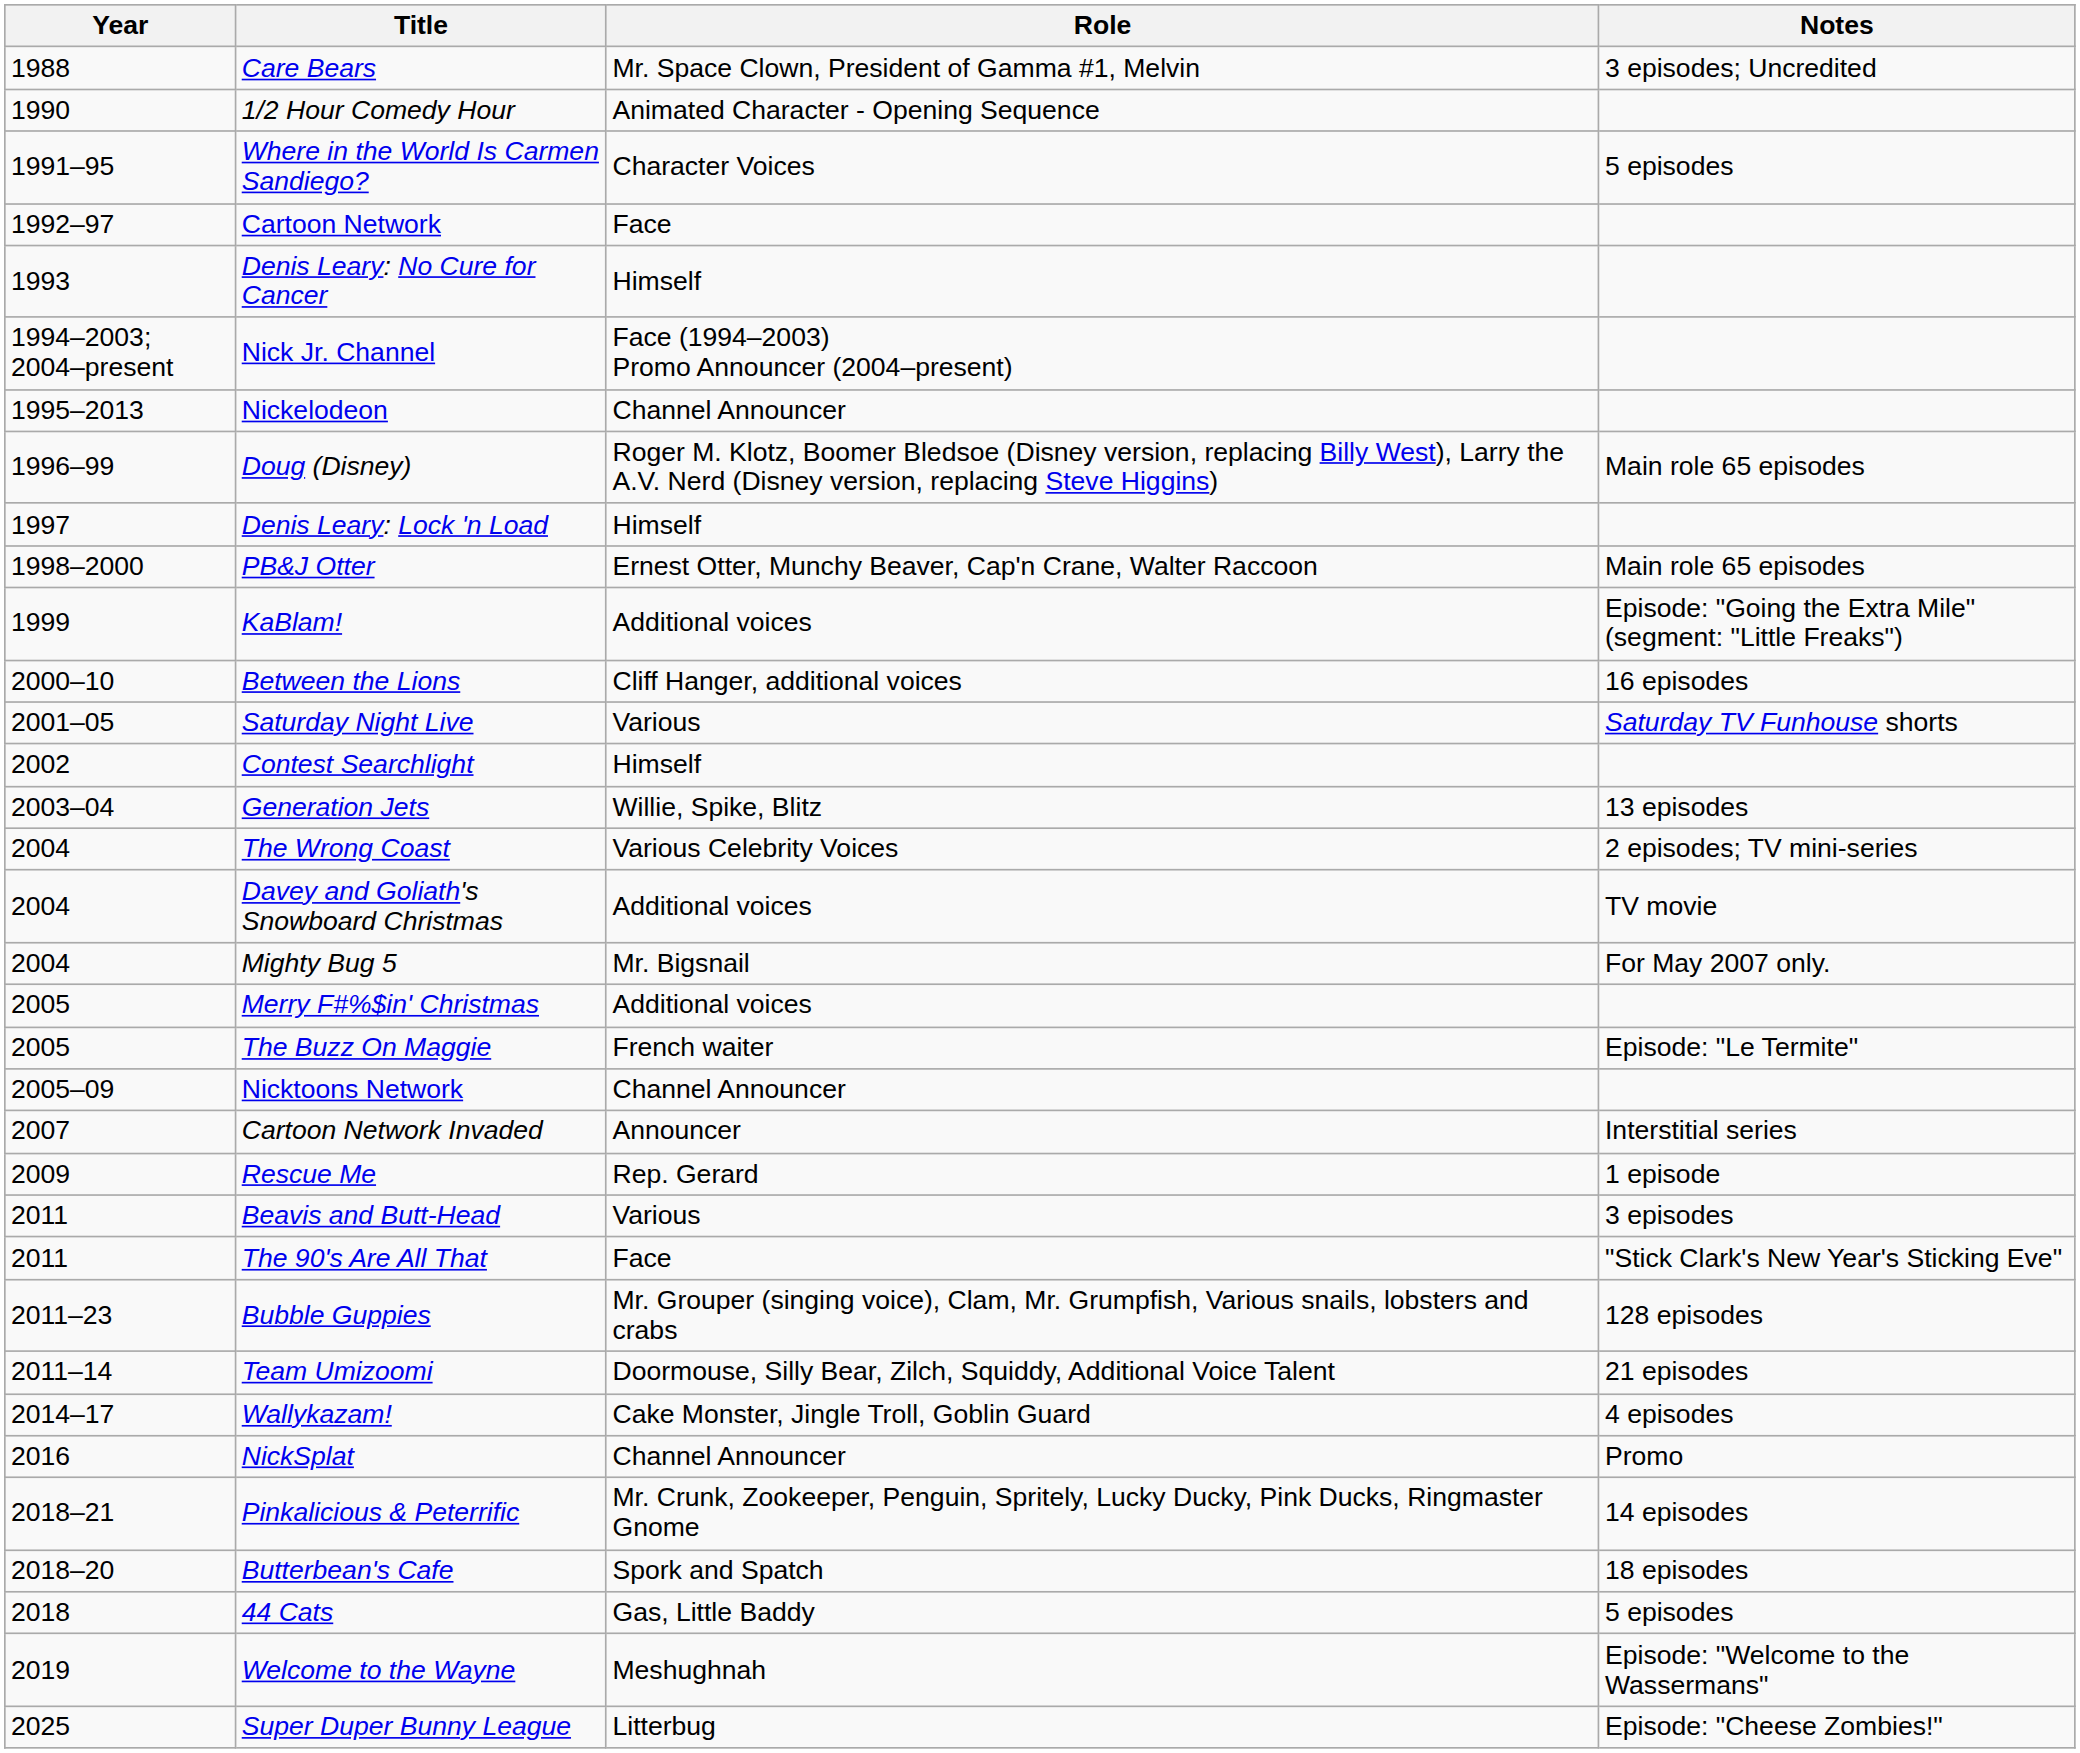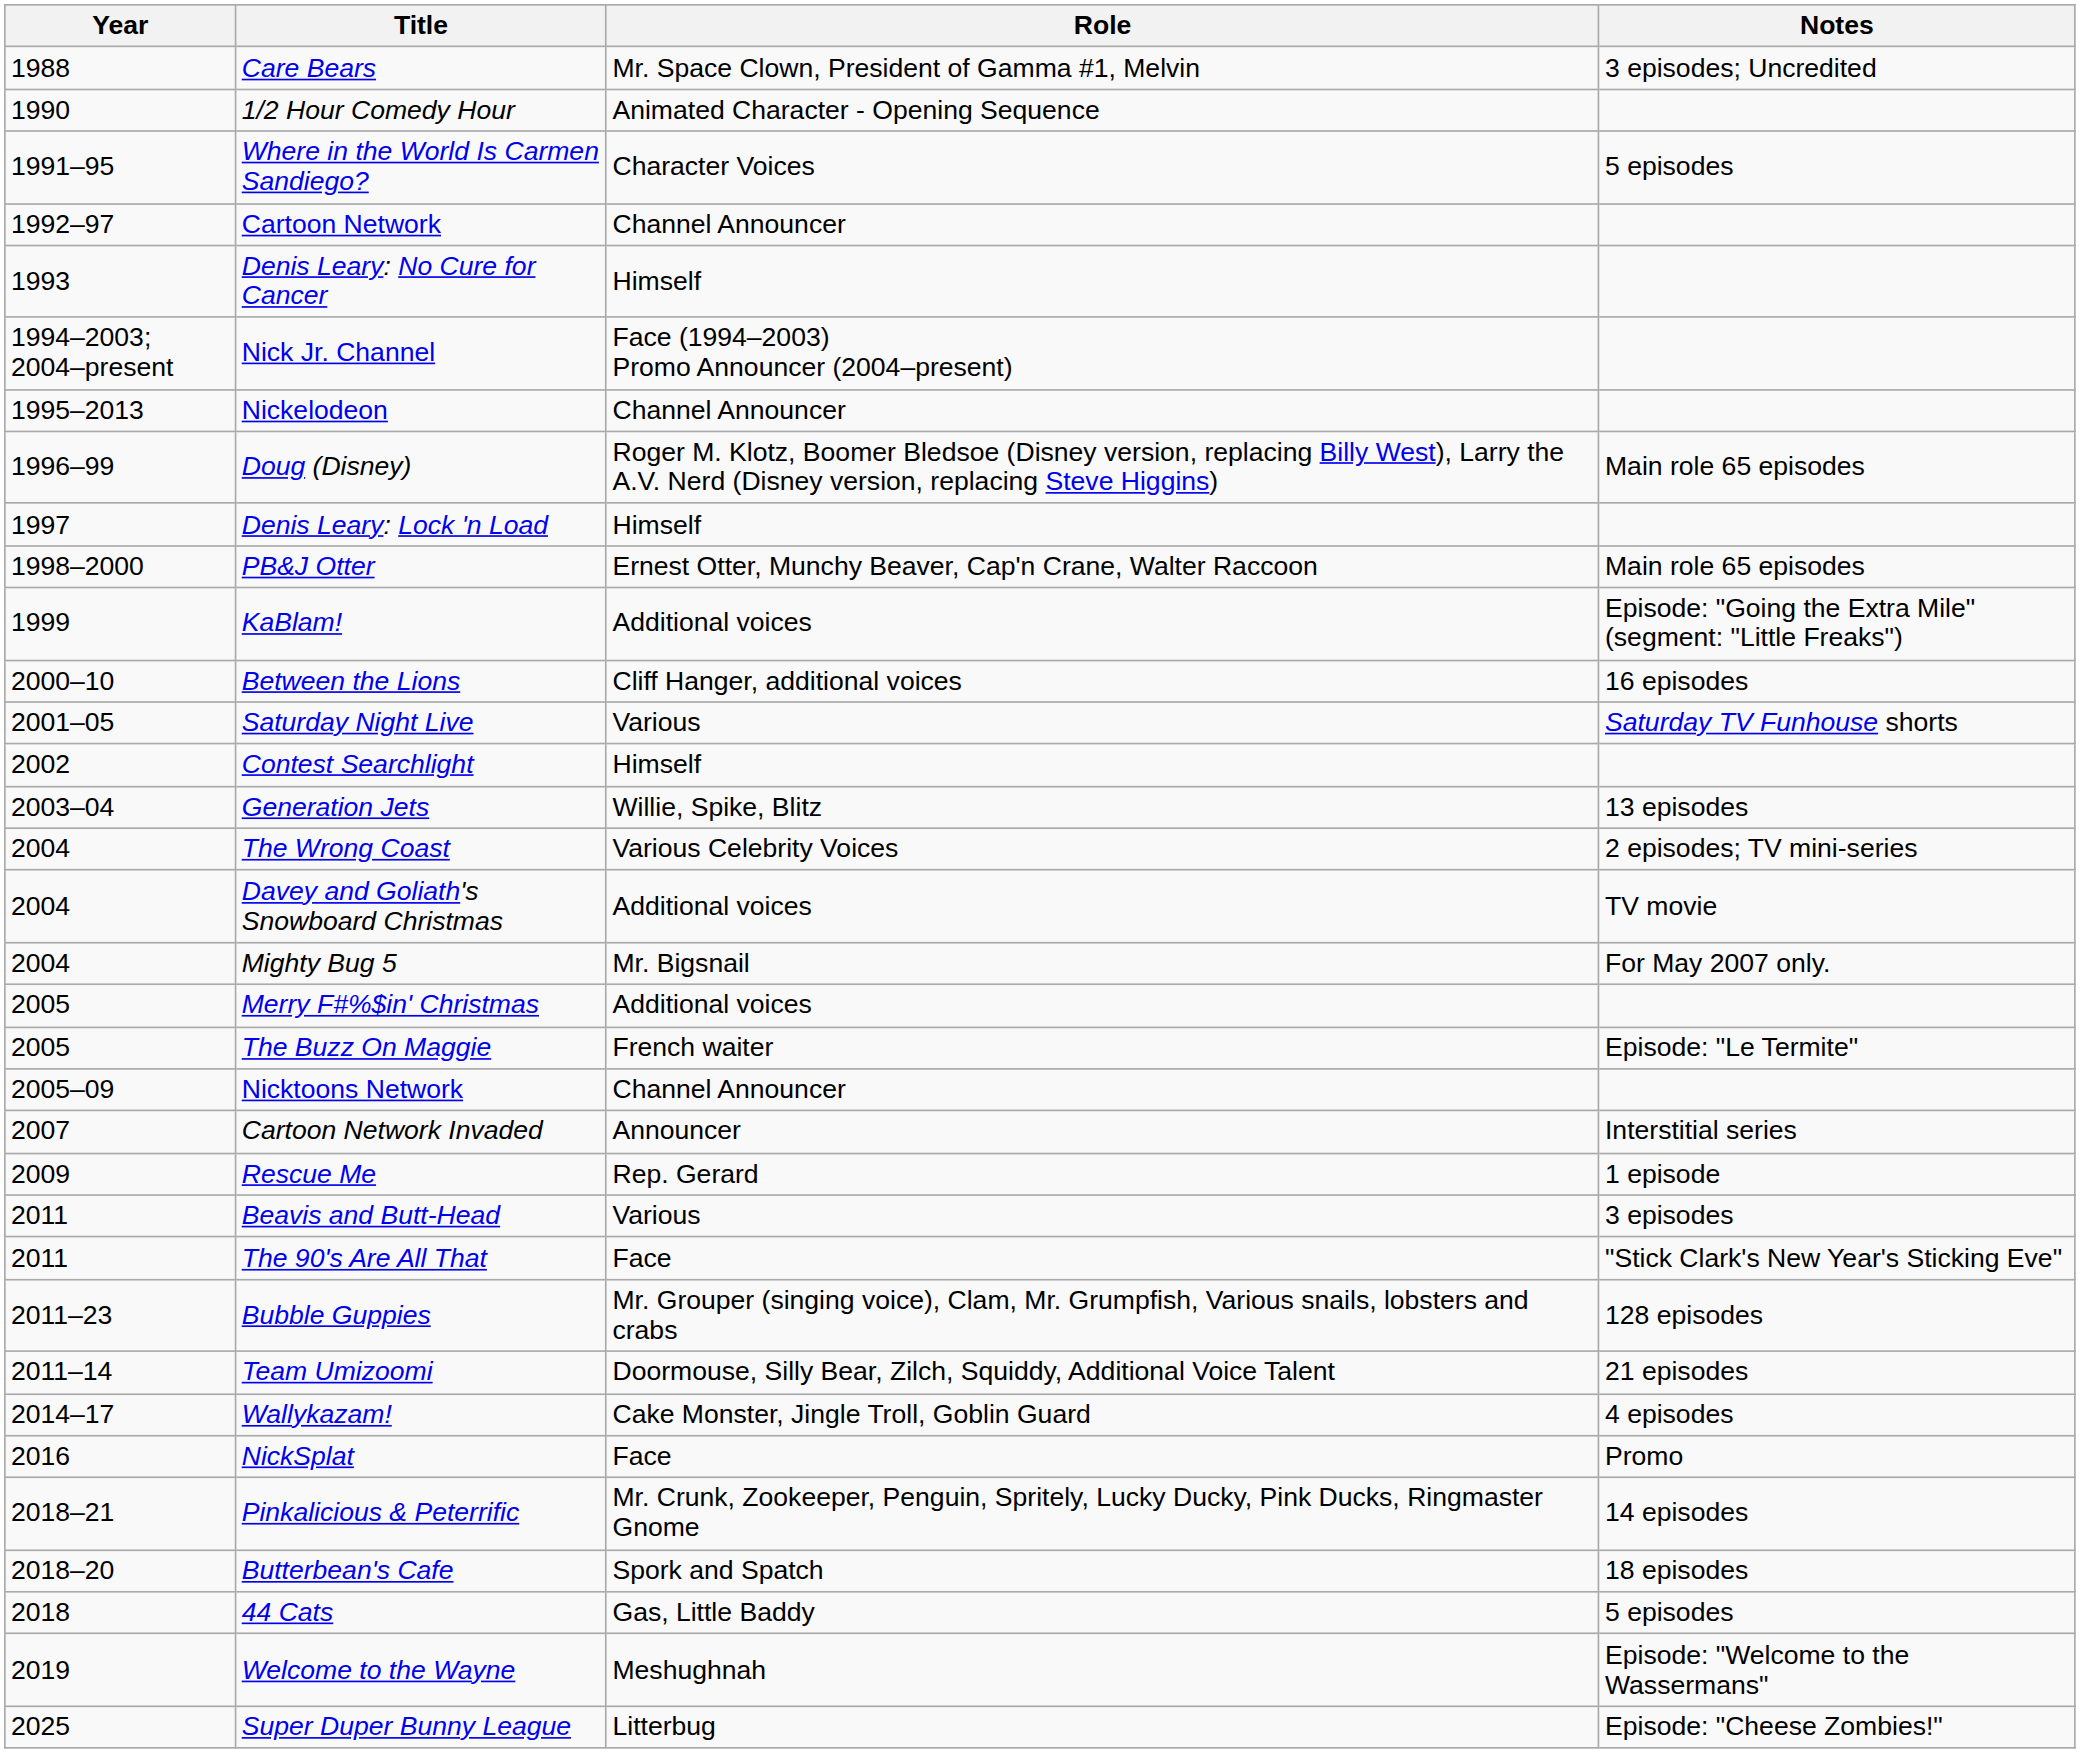(642, 223) Face -> (729, 223) Channel Announcer
(729, 1456) Channel Announcer -> (642, 1456) Face
